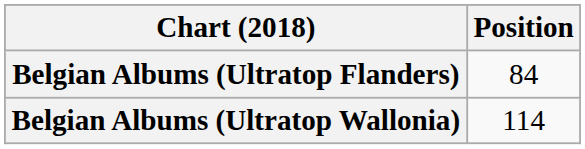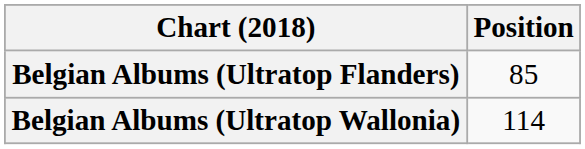(524, 73) 84 -> (524, 73) 85
